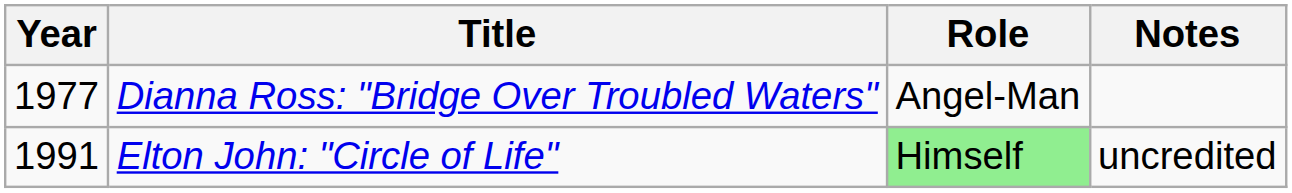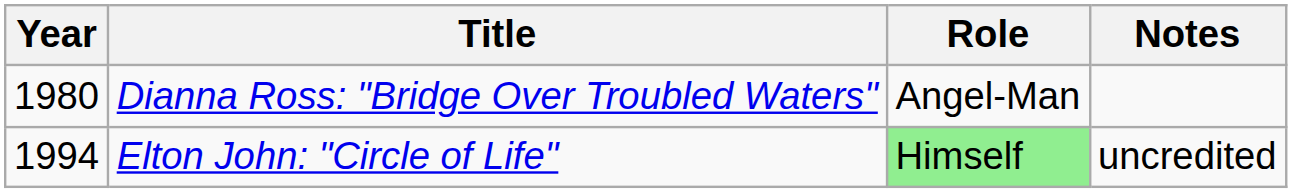(57, 95) 1977 -> (57, 95) 1980
(57, 156) 1991 -> (57, 156) 1994
